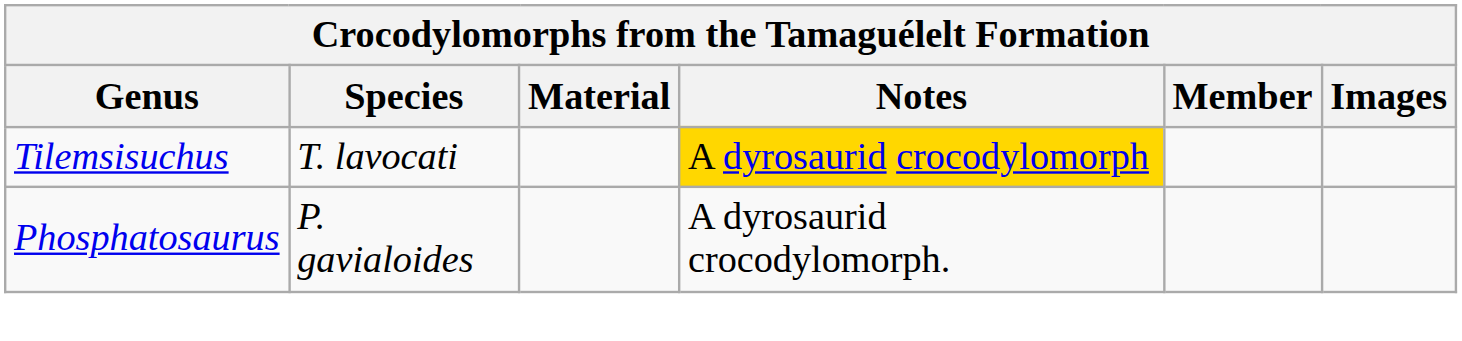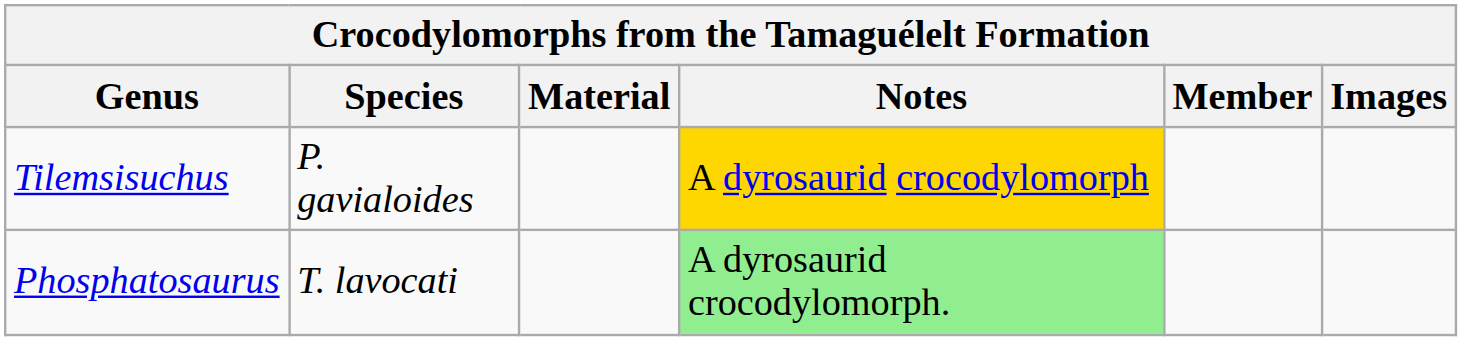(378, 156) T. lavocati -> (385, 177) P. gavialoides
(385, 238) P. gavialoides -> (378, 281) T. lavocati
(819, 238) no background -> (819, 281) lightgreen background
